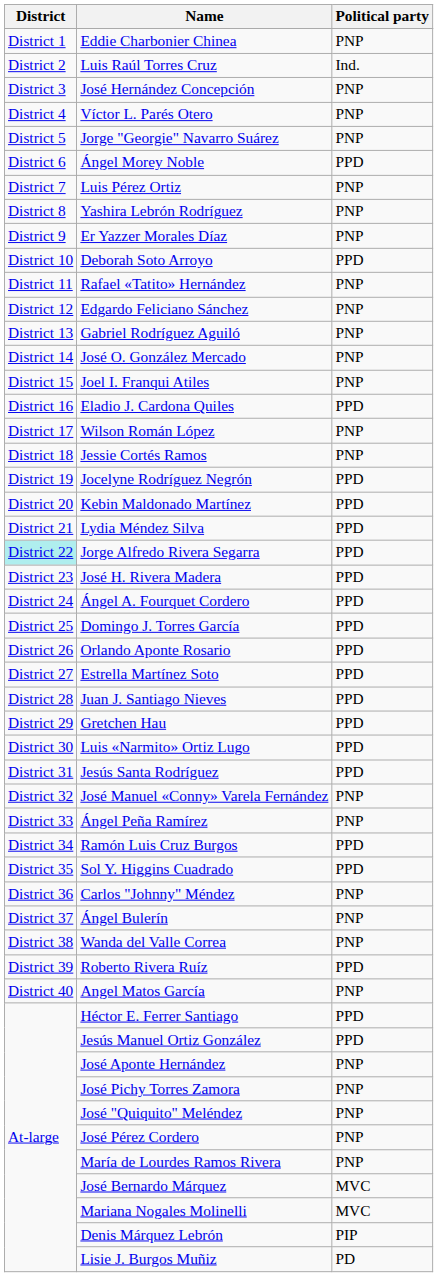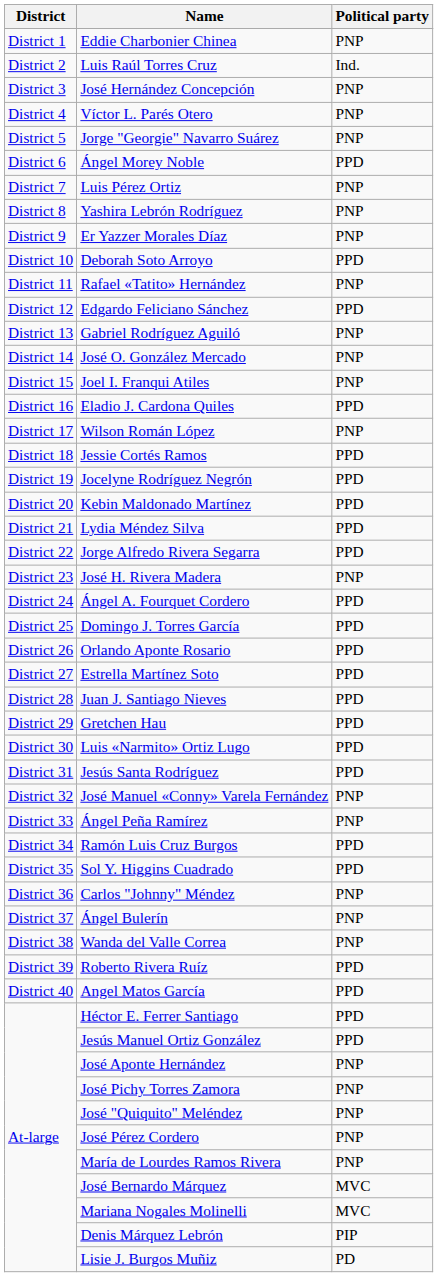(350, 308) PNP -> (350, 308) PPD
(350, 455) PNP -> (350, 455) PPD
(41, 552) paleturquoise background -> (41, 552) no background
(350, 576) PPD -> (350, 576) PNP
(350, 991) PNP -> (350, 991) PPD
